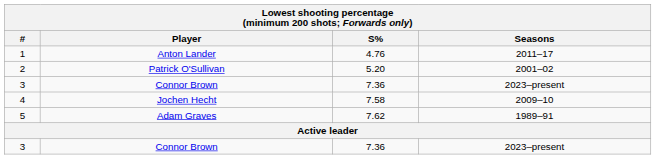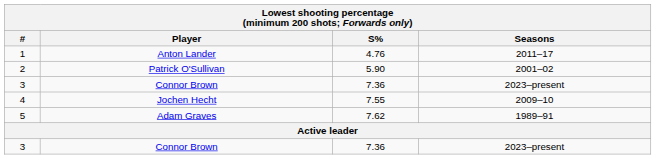(375, 69) 5.20 -> (375, 69) 5.90
(375, 100) 7.58 -> (375, 100) 7.55
